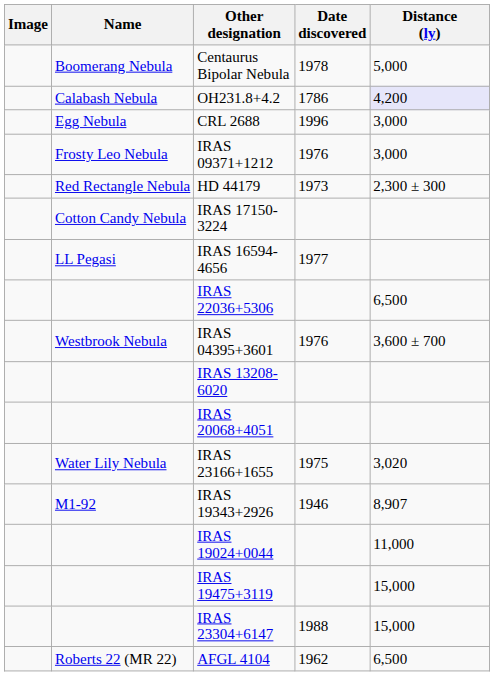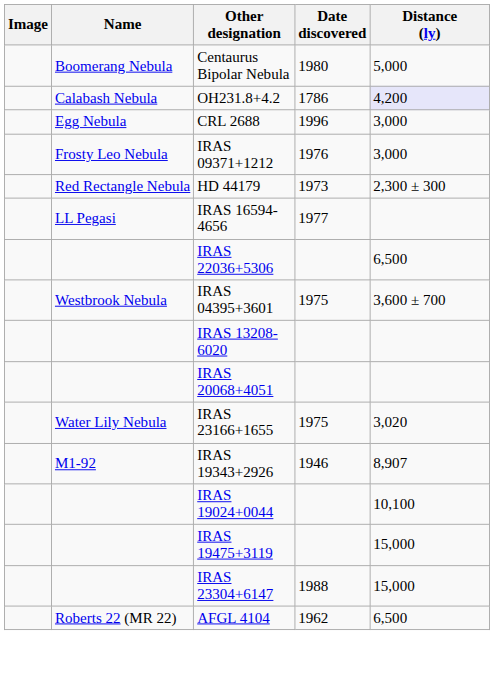(313, 65) 1978 -> (313, 65) 1980
- row: (238, 218)
(313, 341) 1976 -> (313, 300) 1975
(394, 544) 11,000 -> (394, 504) 10,100
